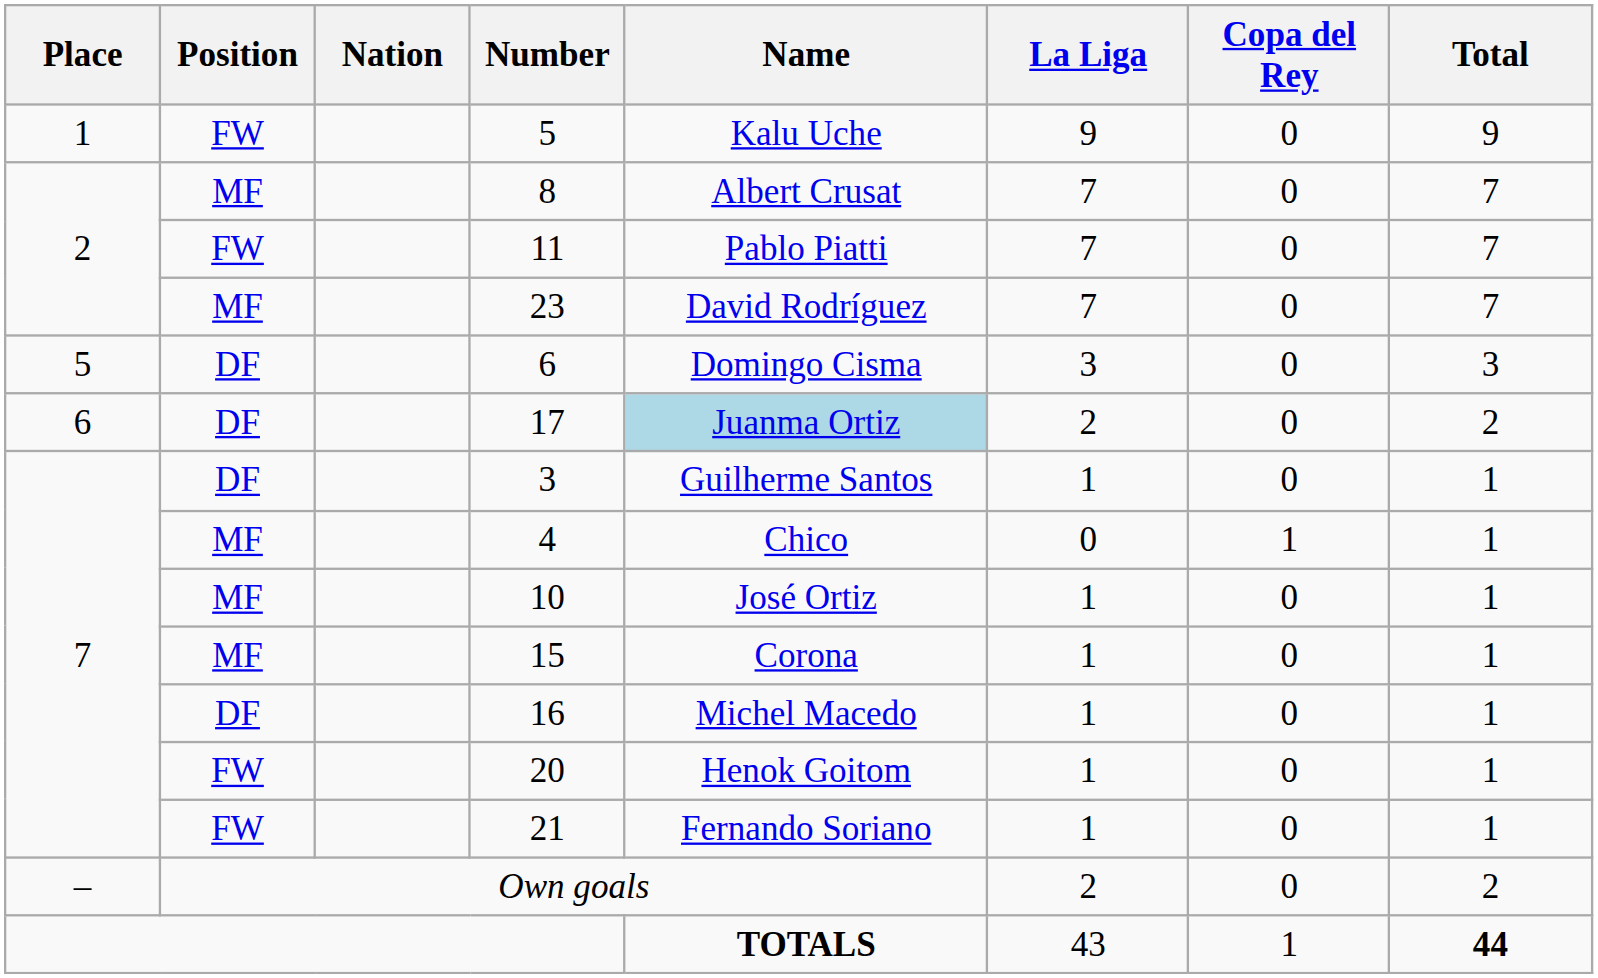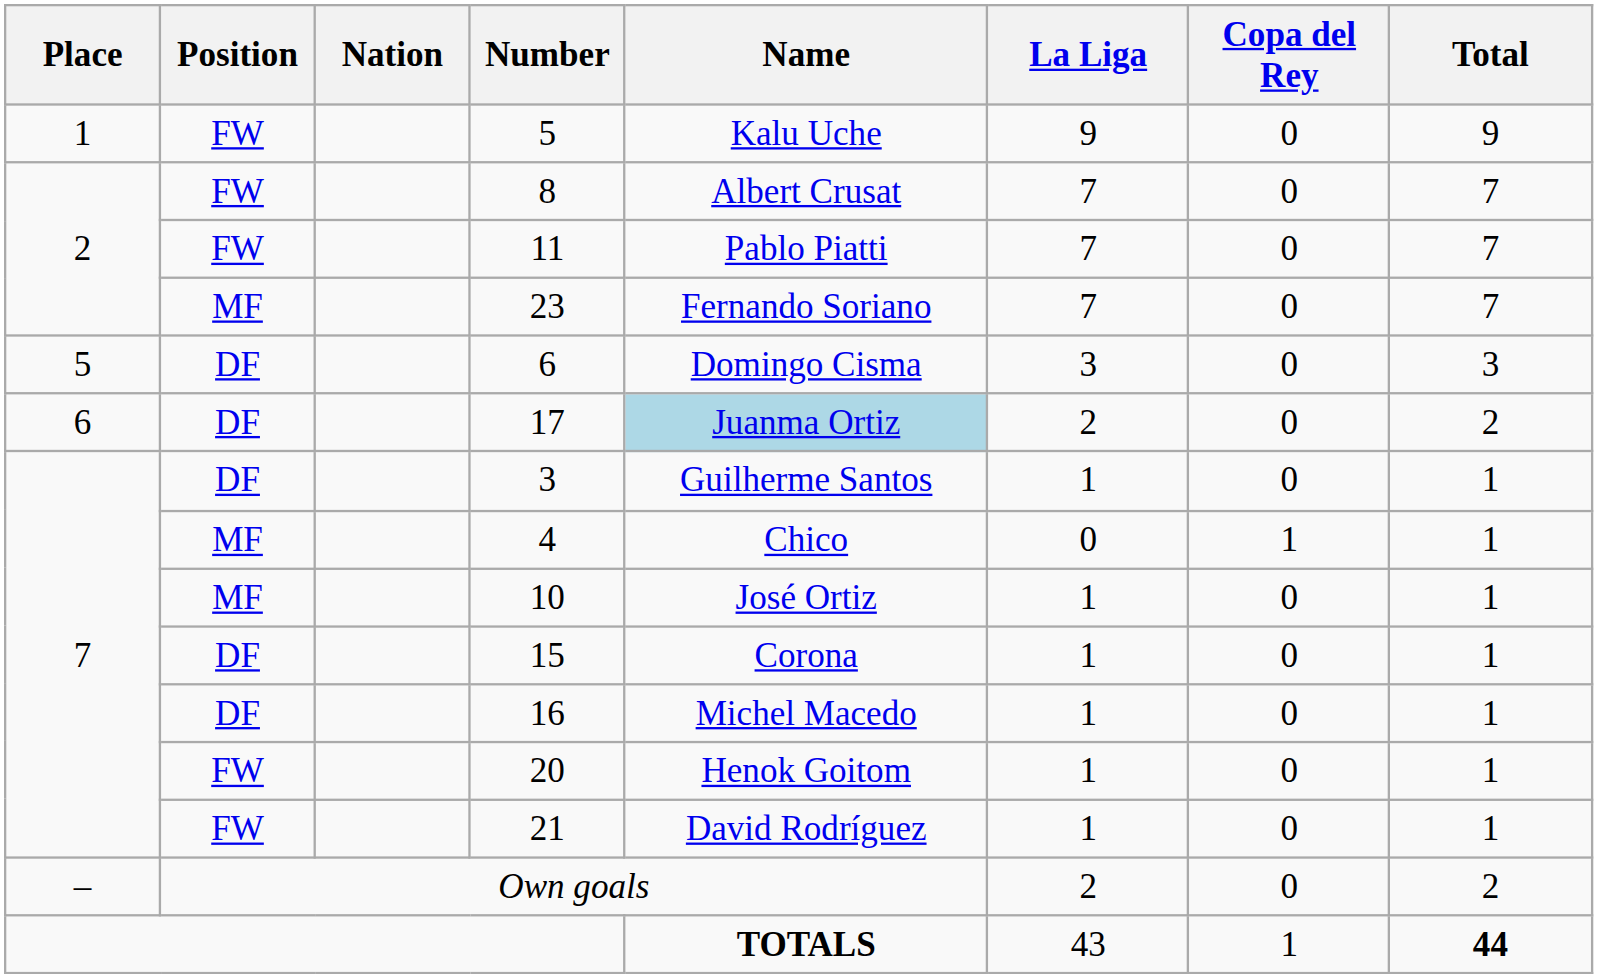(238, 191) MF -> (238, 191) FW
(806, 306) David Rodríguez -> (806, 306) Fernando Soriano
(238, 654) MF -> (238, 654) DF
(806, 827) Fernando Soriano -> (806, 827) David Rodríguez
